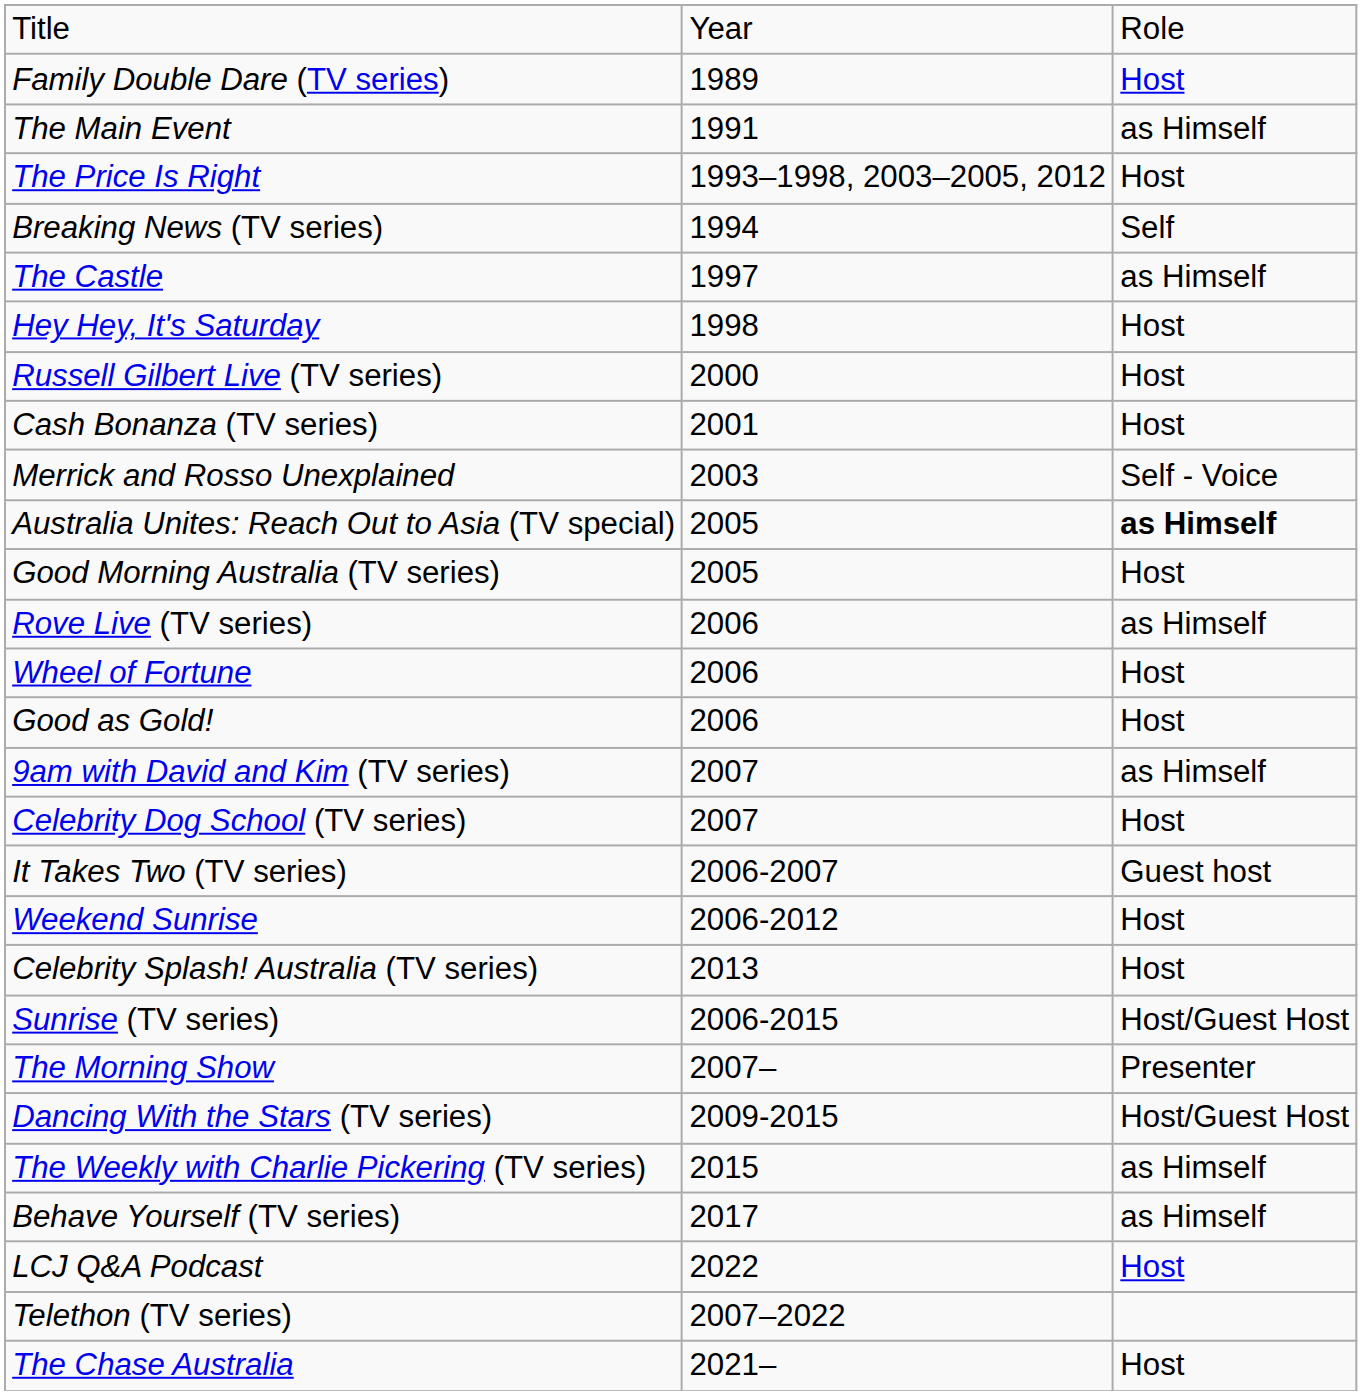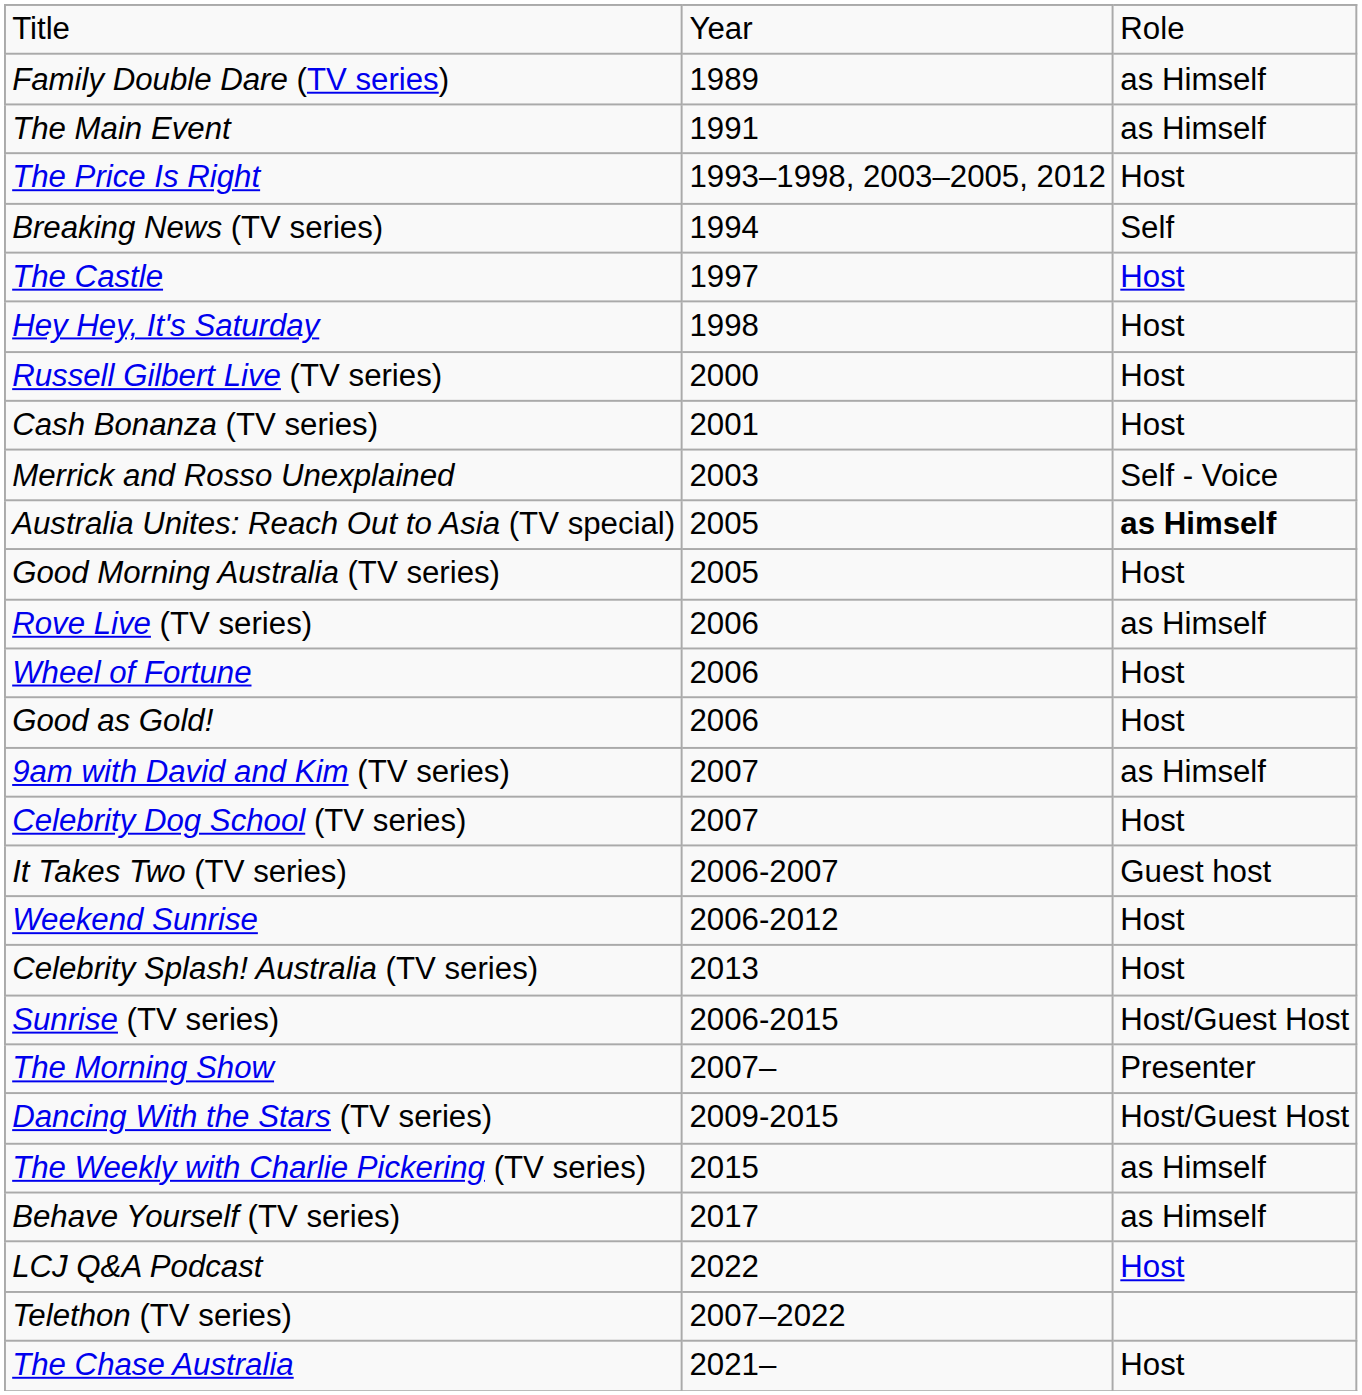(1152, 78) Host -> (1193, 78) as Himself
(1193, 276) as Himself -> (1152, 276) Host
